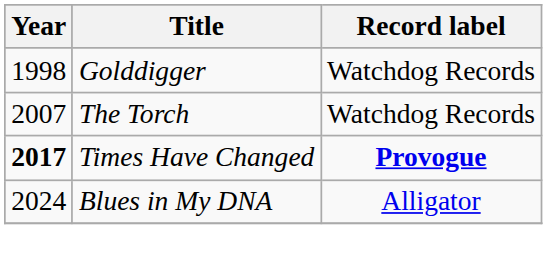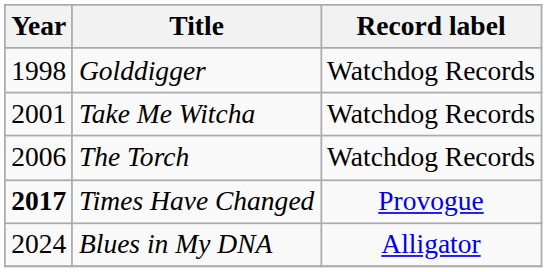+ row: (167, 113)
(39, 113) 2007 -> (39, 157) 2006
(431, 157) bold -> (431, 200) normal
